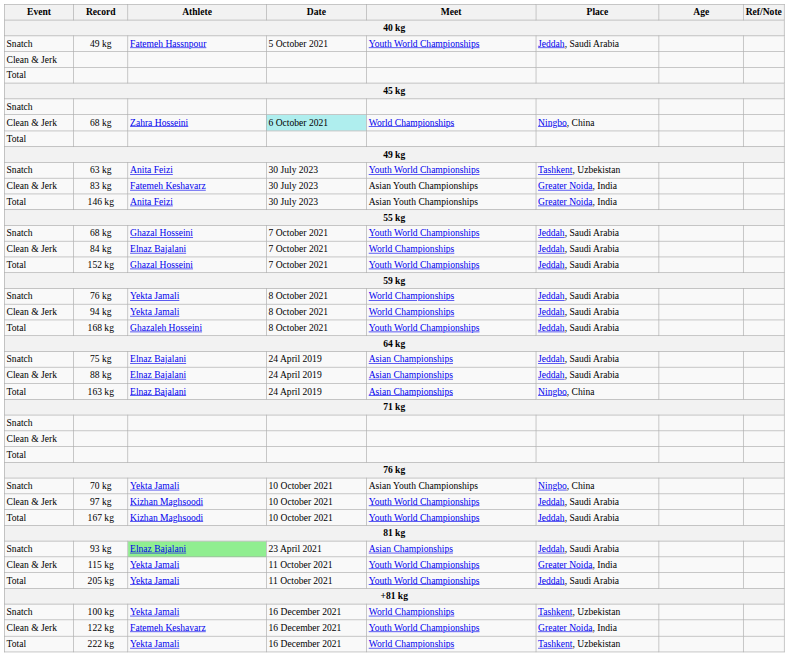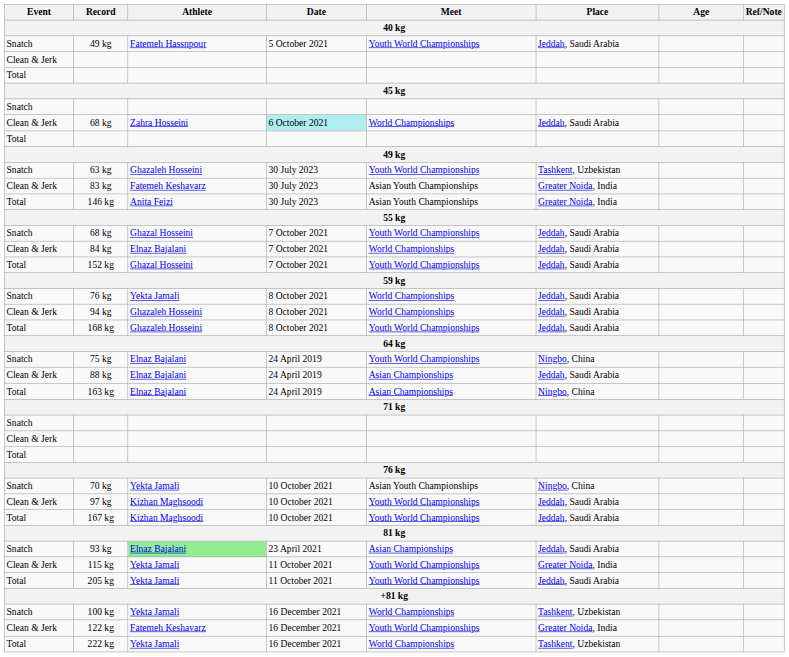(566, 123) Ningbo, China -> (579, 123) Jeddah, Saudi Arabia
(151, 170) Anita Feizi -> (166, 170) Ghazaleh Hosseini
(155, 312) Yekta Jamali -> (166, 312) Ghazaleh Hosseini
(411, 359) Asian Championships -> (424, 359) Youth World Championships
(579, 359) Jeddah, Saudi Arabia -> (566, 359) Ningbo, China
